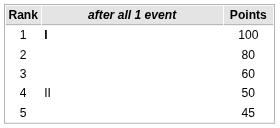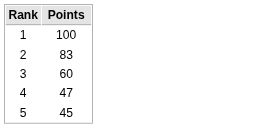- column: (132, 15)
(248, 55) 80 -> (66, 55) 83
(248, 93) 50 -> (66, 93) 47
